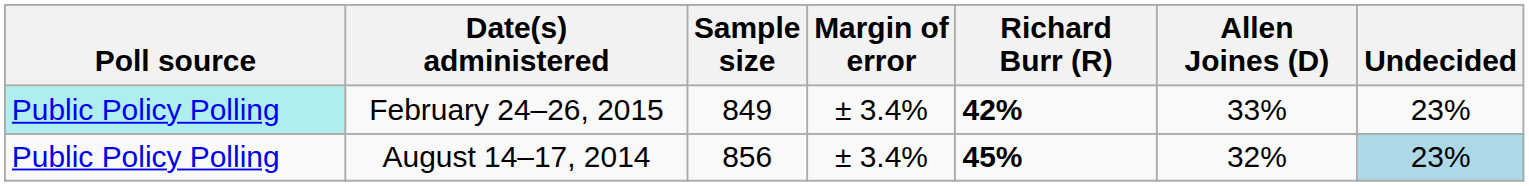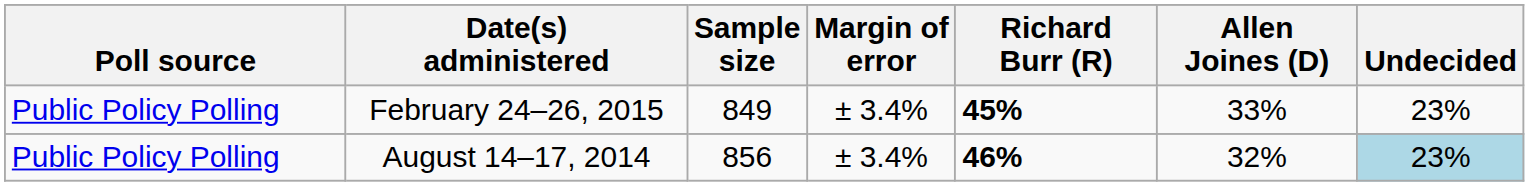(146, 109) paleturquoise background -> (146, 109) no background
(993, 109) 42% -> (993, 109) 45%
(993, 156) 45% -> (993, 156) 46%
